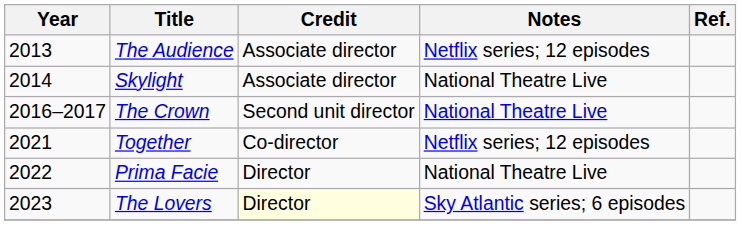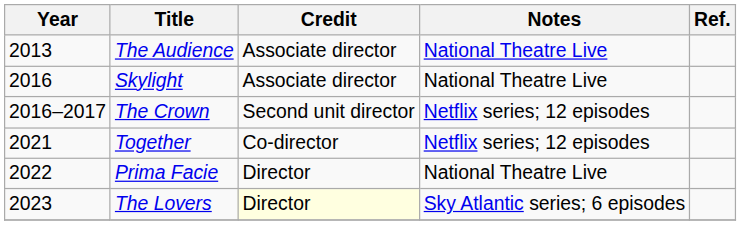(537, 50) Netflix series; 12 episodes -> (516, 50) National Theatre Live
(31, 81) 2014 -> (31, 81) 2016
(516, 111) National Theatre Live -> (537, 111) Netflix series; 12 episodes
